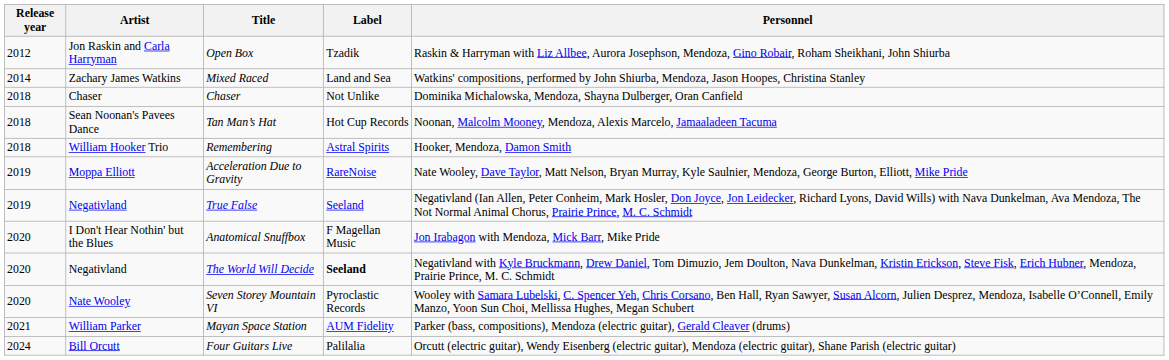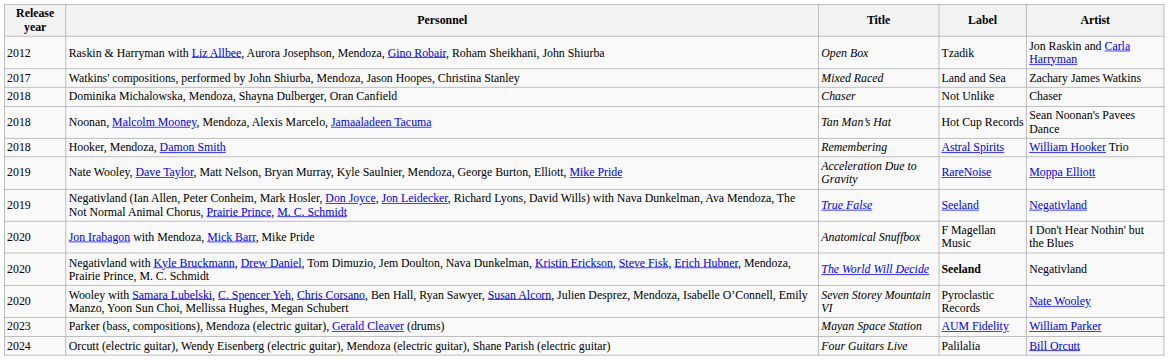columns swapped: (135, 20) <-> (788, 20)
(19, 78) 2014 -> (19, 78) 2017
(19, 327) 2021 -> (19, 327) 2023
